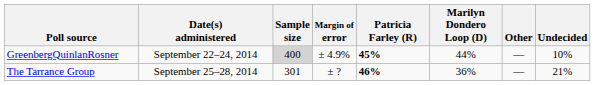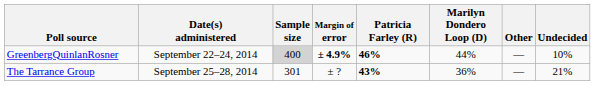(334, 54) normal -> (334, 54) bold
(370, 54) 45% -> (370, 54) 46%
(370, 72) 46% -> (370, 72) 43%
